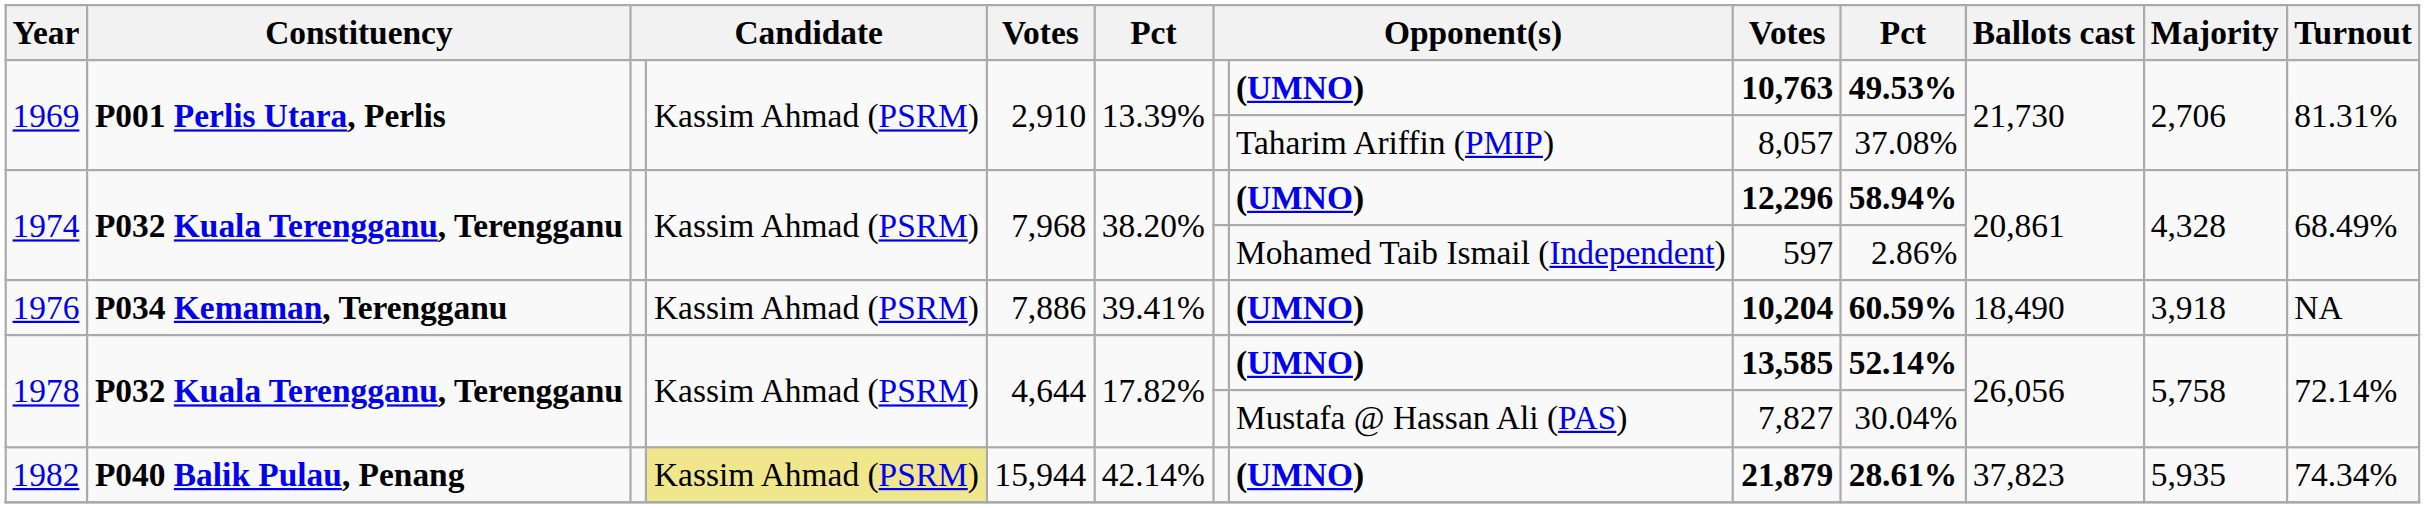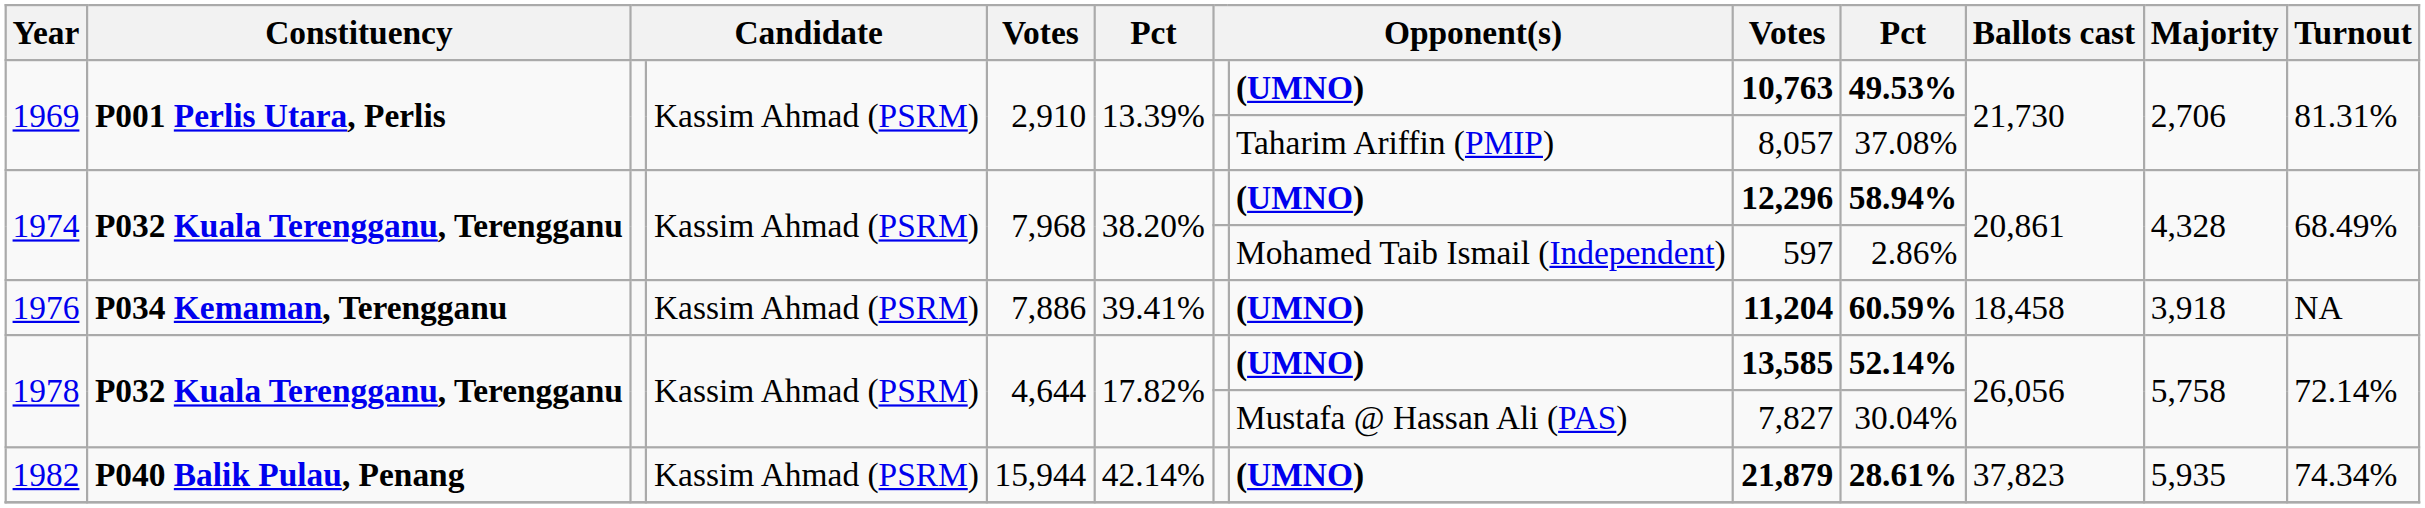(1787, 307) 10,204 -> (1788, 307) 11,204
(2019, 307) 18,490 -> (2019, 307) 18,458
(816, 473) khaki background -> (816, 473) no background
